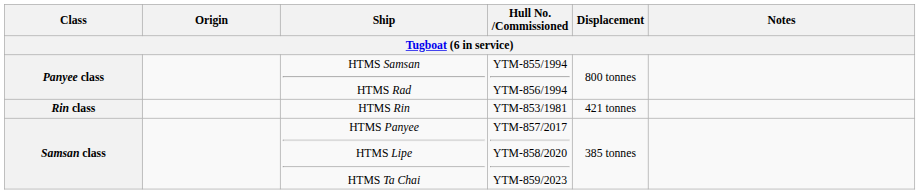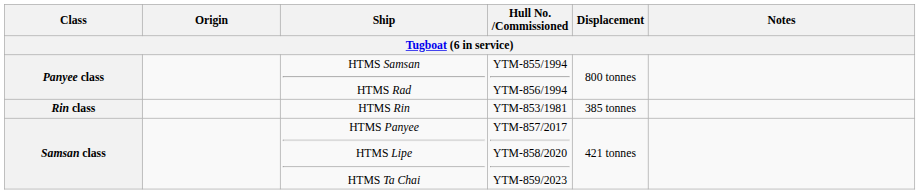(610, 108) 421 tonnes -> (610, 108) 385 tonnes
(610, 153) 385 tonnes -> (610, 153) 421 tonnes
